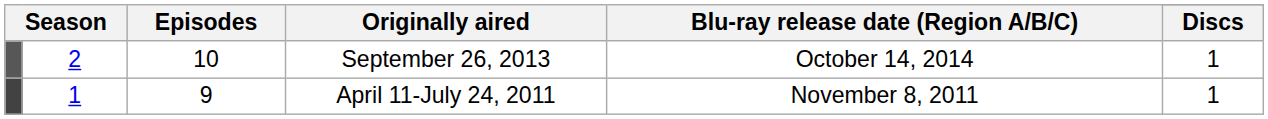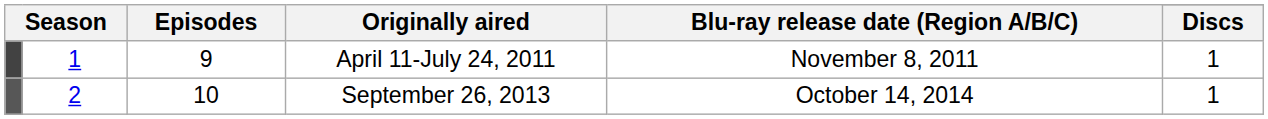rows swapped: (446, 95) <-> (446, 59)
